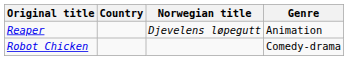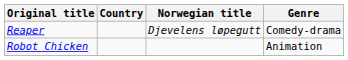(294, 30) Animation -> (304, 30) Comedy-drama
(304, 47) Comedy-drama -> (294, 47) Animation
